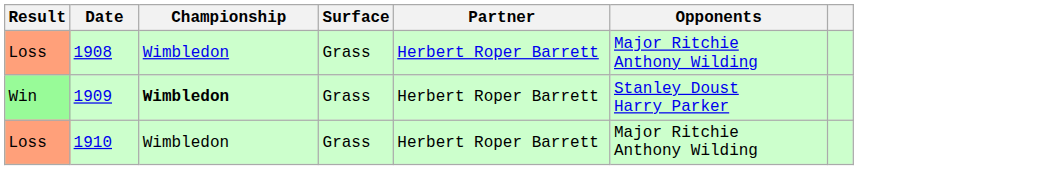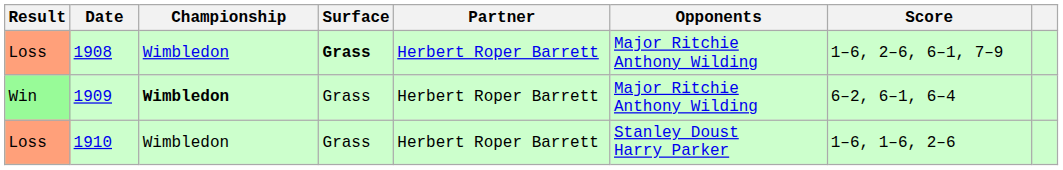+ column: (929, 18)
(347, 53) normal -> (347, 53) bold
(676, 97) Stanley Doust Harry Parker -> (686, 97) Major Ritchie Anthony Wilding
(686, 142) Major Ritchie Anthony Wilding -> (676, 142) Stanley Doust Harry Parker
